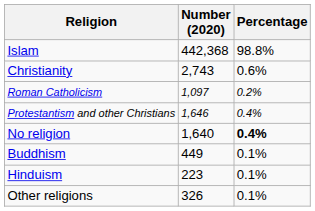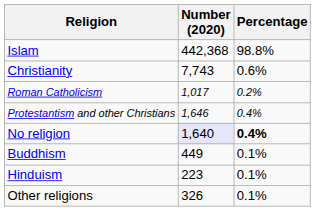(198, 71) 2,743 -> (198, 71) 7,743
(195, 92) 1,097 -> (195, 92) 1,017
(198, 133) no background -> (198, 133) lavender background
